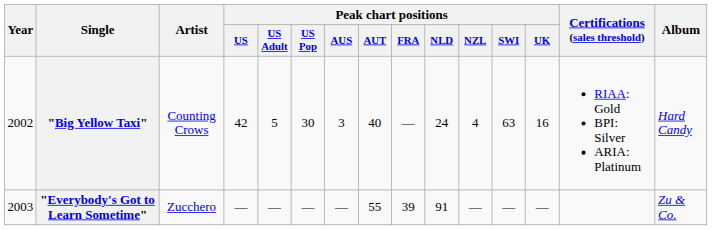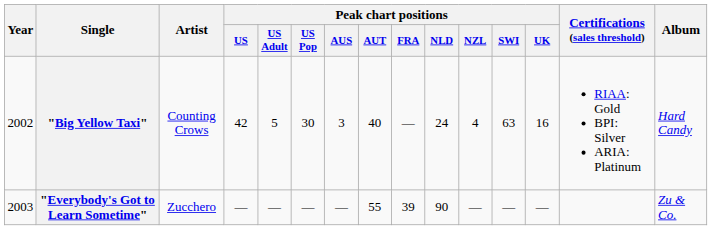(442, 207) 91 -> (442, 207) 90
